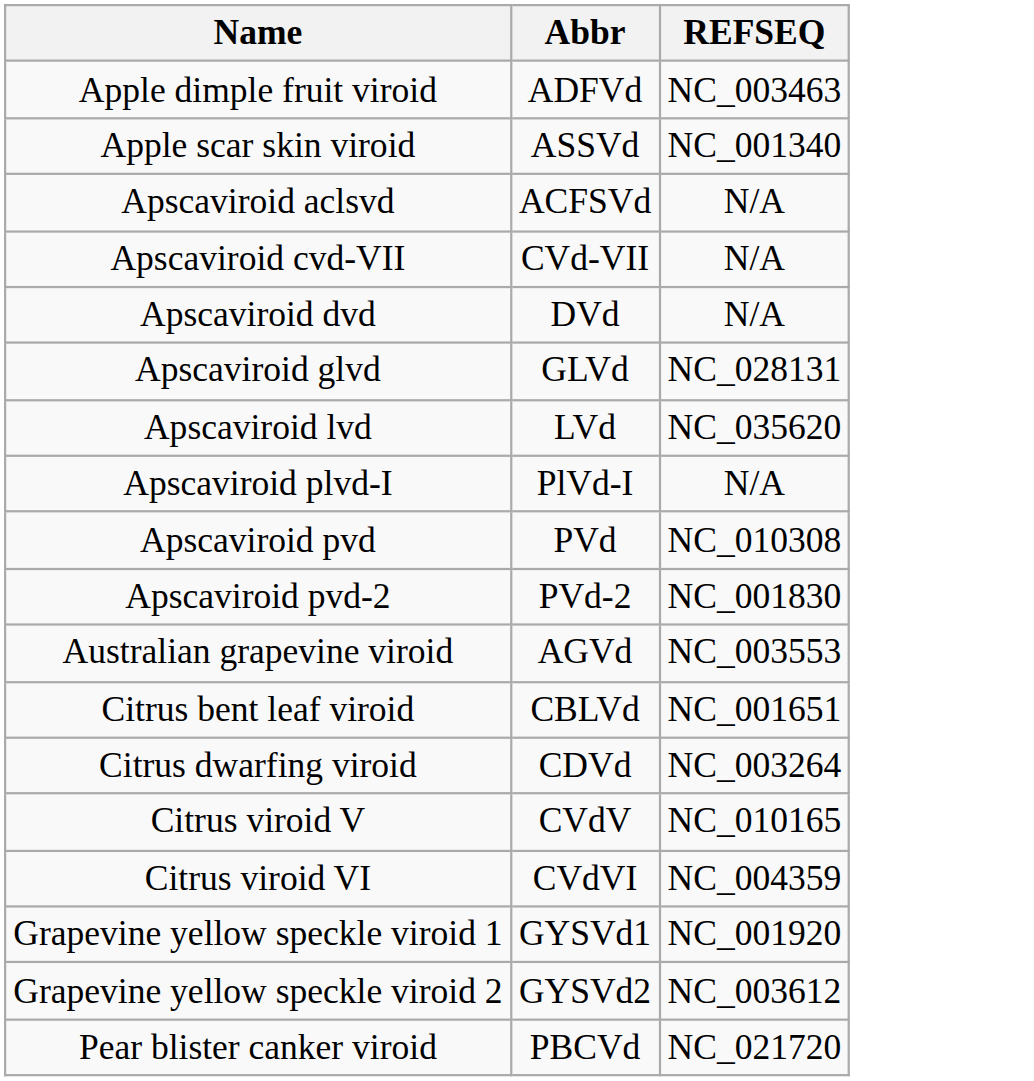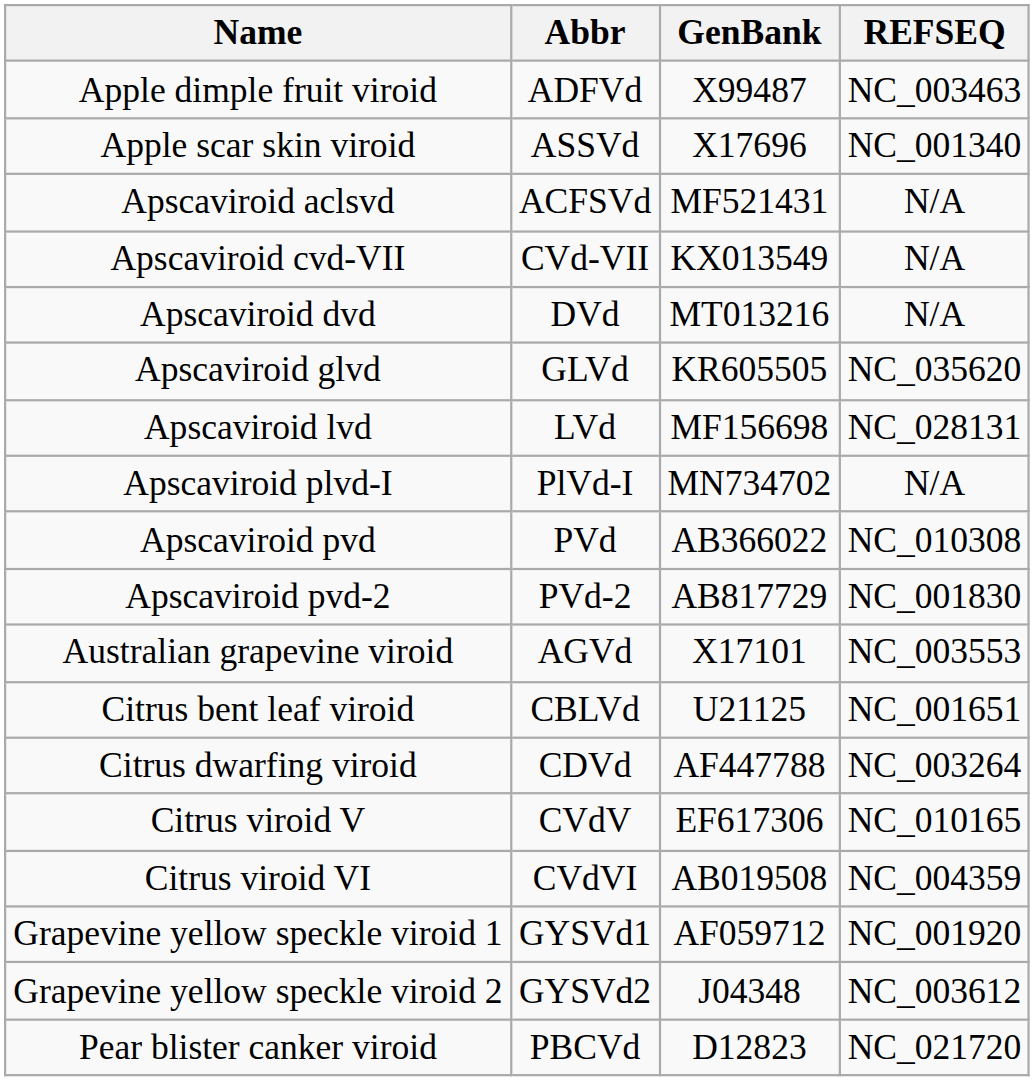+ column: (749, 32)
(754, 370) NC_028131 -> (935, 370) NC_035620
(754, 426) NC_035620 -> (935, 426) NC_028131
